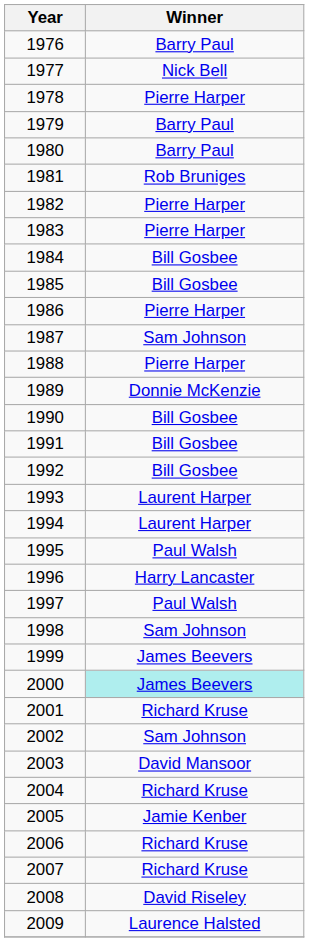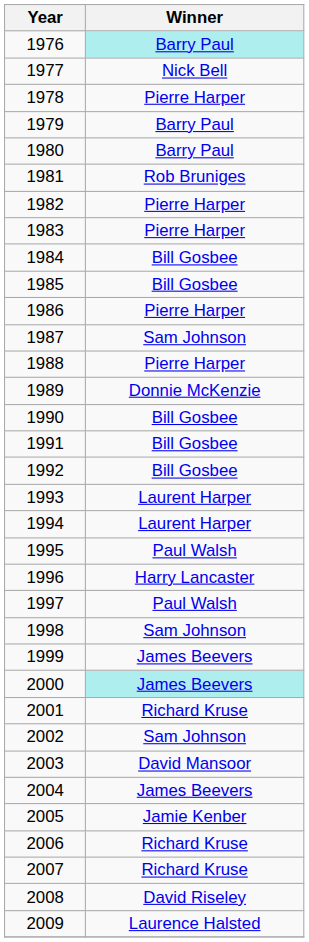(195, 44) no background -> (195, 44) paleturquoise background
(195, 790) Richard Kruse -> (195, 790) James Beevers
